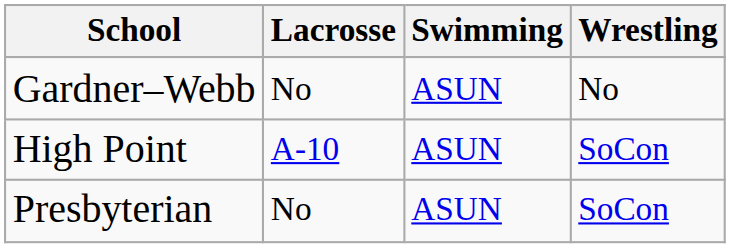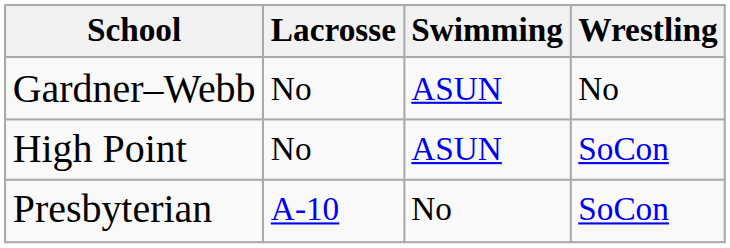(305, 148) A-10 -> (291, 148) No
(291, 210) No -> (305, 210) A-10
(457, 210) ASUN -> (432, 210) No
